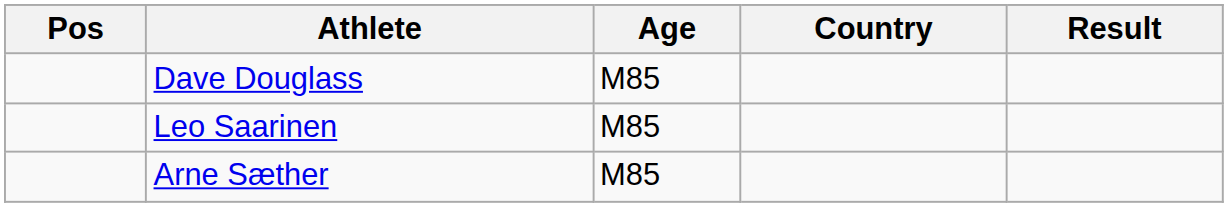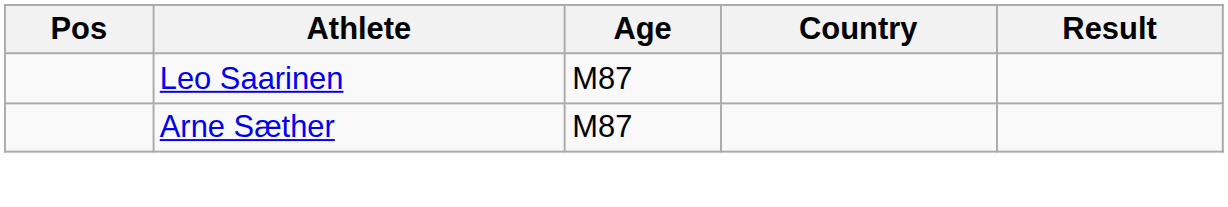- row: (258, 77)
(630, 126) M85 -> (602, 77) M87
(630, 175) M85 -> (602, 126) M87
